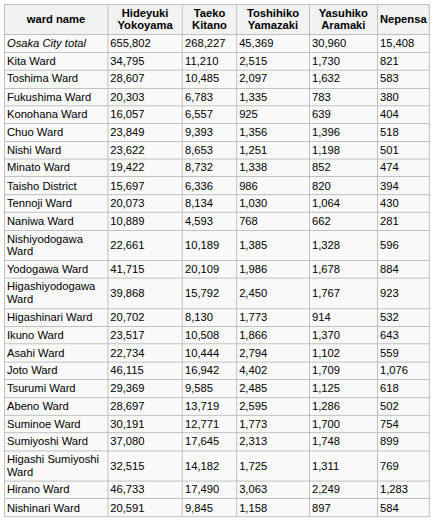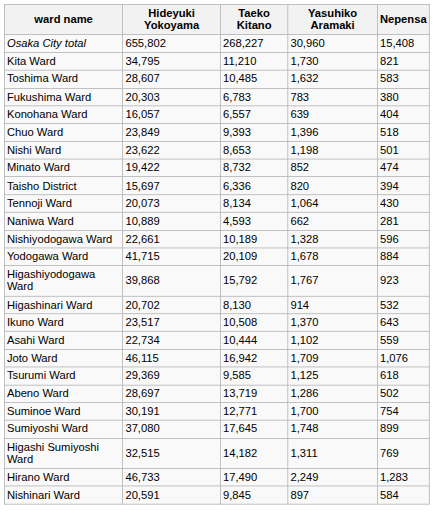- column: (273, 19)
